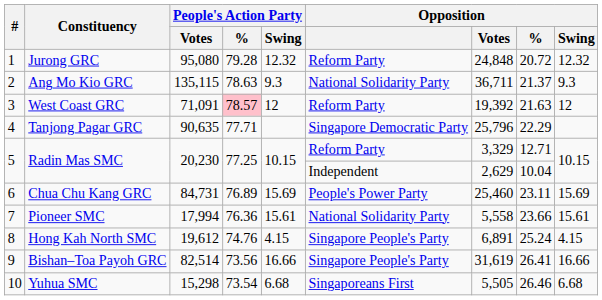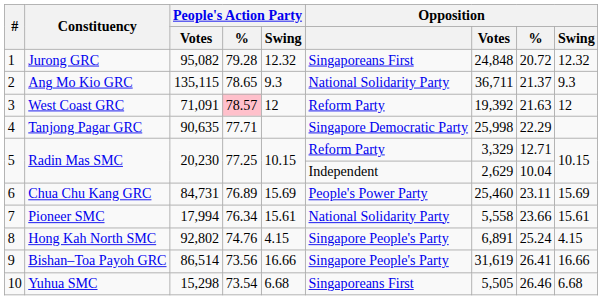(200, 60) 95,080 -> (200, 60) 95,082
(347, 60) Reform Party -> (361, 60) Singaporeans First
(241, 82) 78.63 -> (241, 82) 78.65
(494, 127) 25,796 -> (494, 127) 25,998
(241, 216) 76.36 -> (241, 216) 76.34
(200, 238) 19,612 -> (200, 238) 92,802
(200, 261) 82,514 -> (200, 261) 86,514
